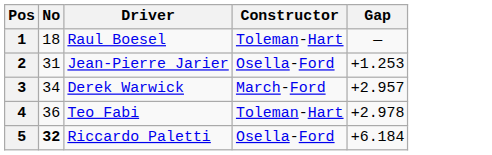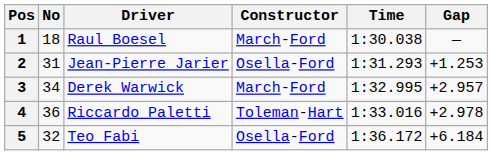+ column: (387, 17)
(290, 41) Toleman-Hart -> (281, 41) March-Ford
(103, 114) Teo Fabi -> (139, 114) Riccardo Paletti
(51, 138) bold -> (51, 138) normal
(139, 138) Riccardo Paletti -> (103, 138) Teo Fabi
